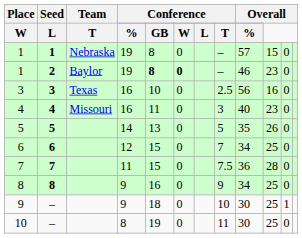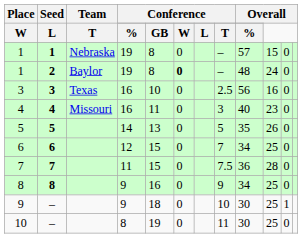(151, 71) bold -> (151, 71) normal
(244, 71) 46 -> (244, 71) 48
(272, 71) 23 -> (272, 71) 24
